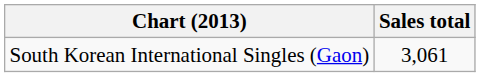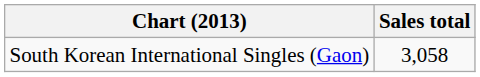(425, 54) 3,061 -> (425, 54) 3,058
